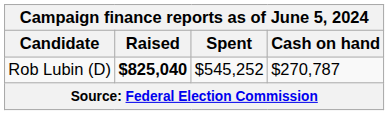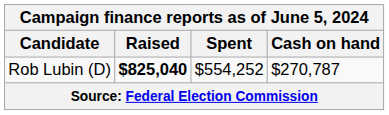(229, 69) $545,252 -> (229, 69) $554,252
